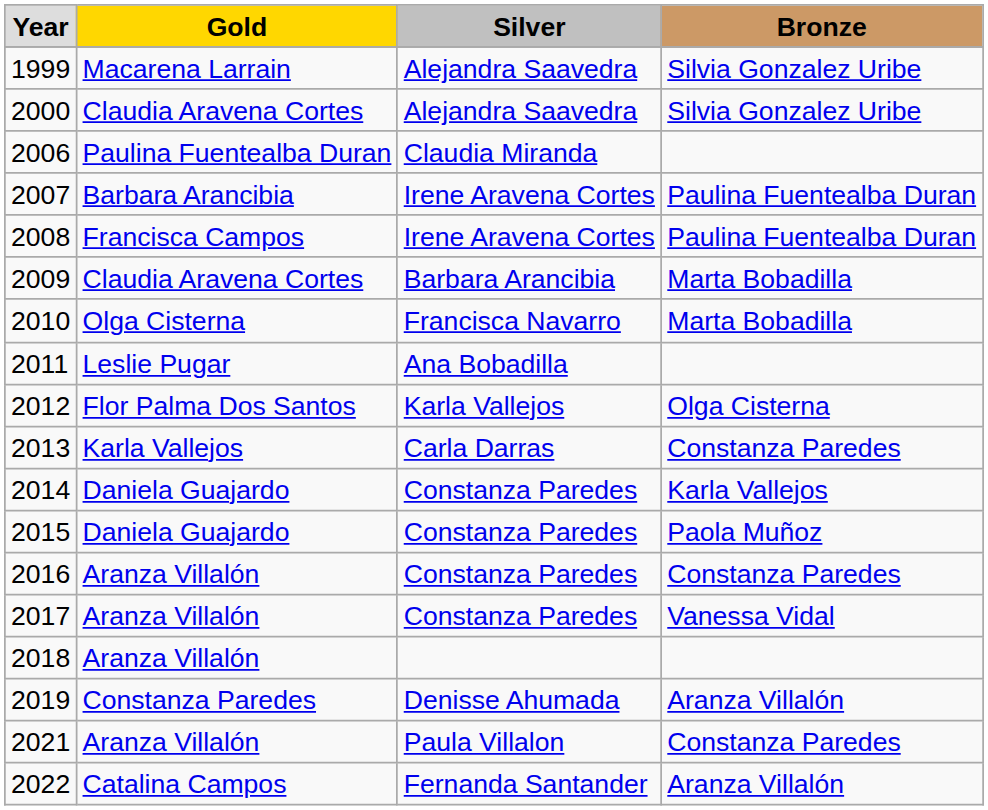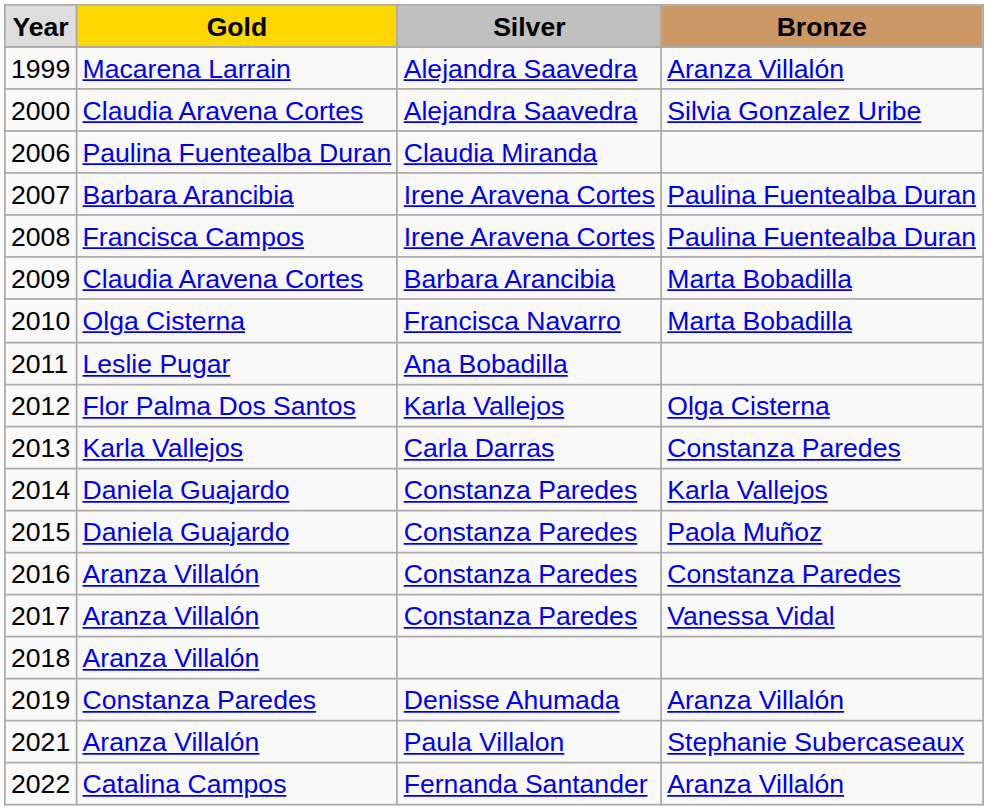(794, 68) Silvia Gonzalez Uribe -> (756, 68) Aranza Villalón
(784, 742) Constanza Paredes -> (816, 742) Stephanie Subercaseaux
